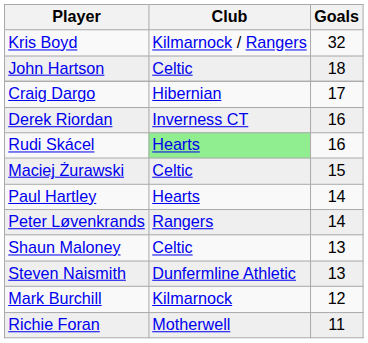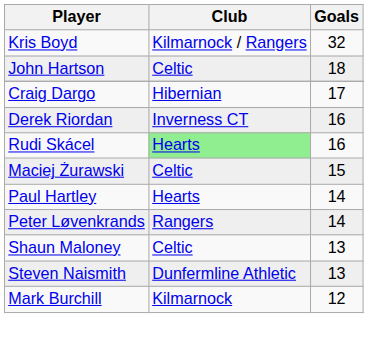- row: (54, 324)
